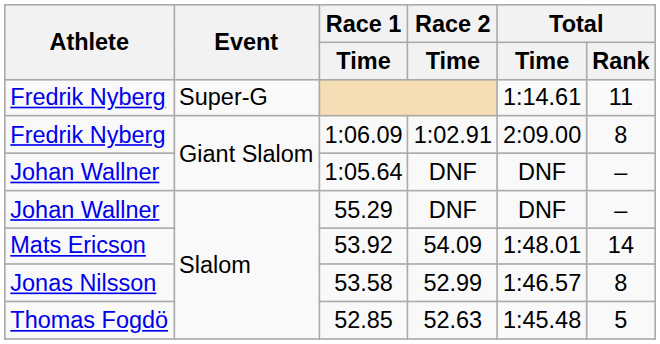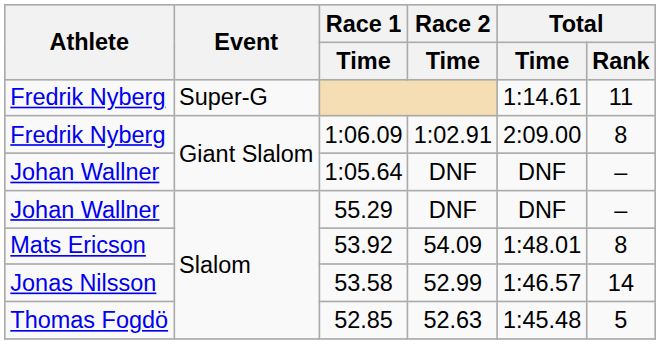(621, 246) 14 -> (621, 246) 8
(621, 283) 8 -> (621, 283) 14
